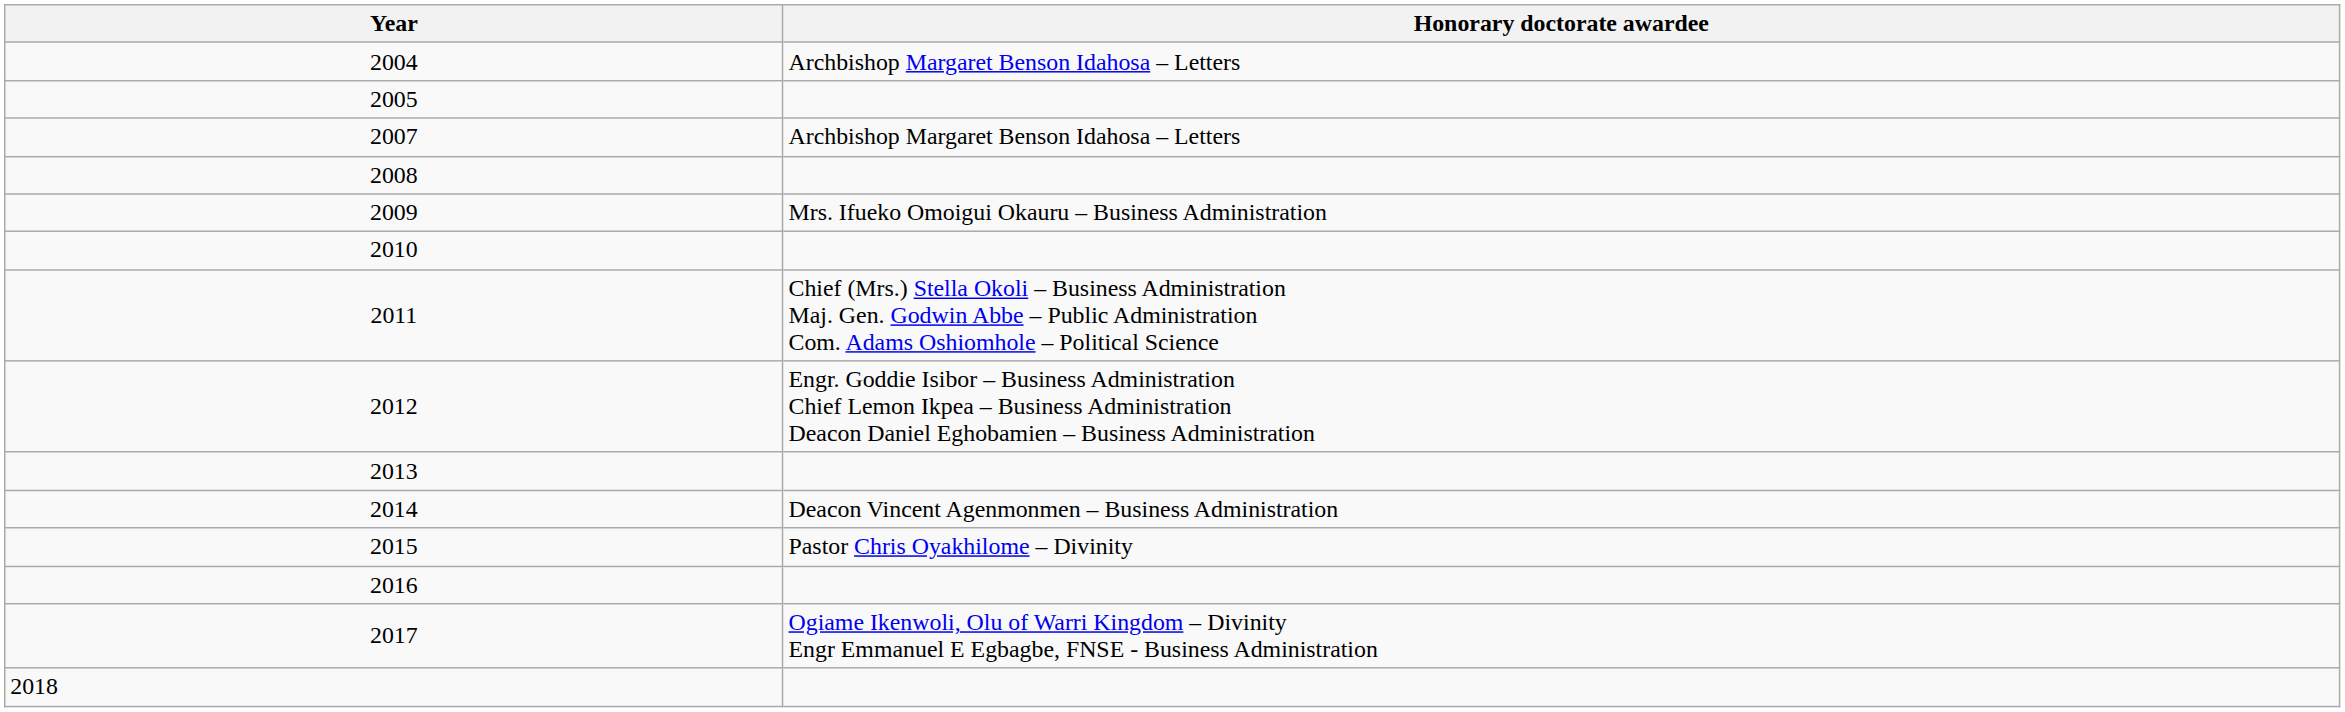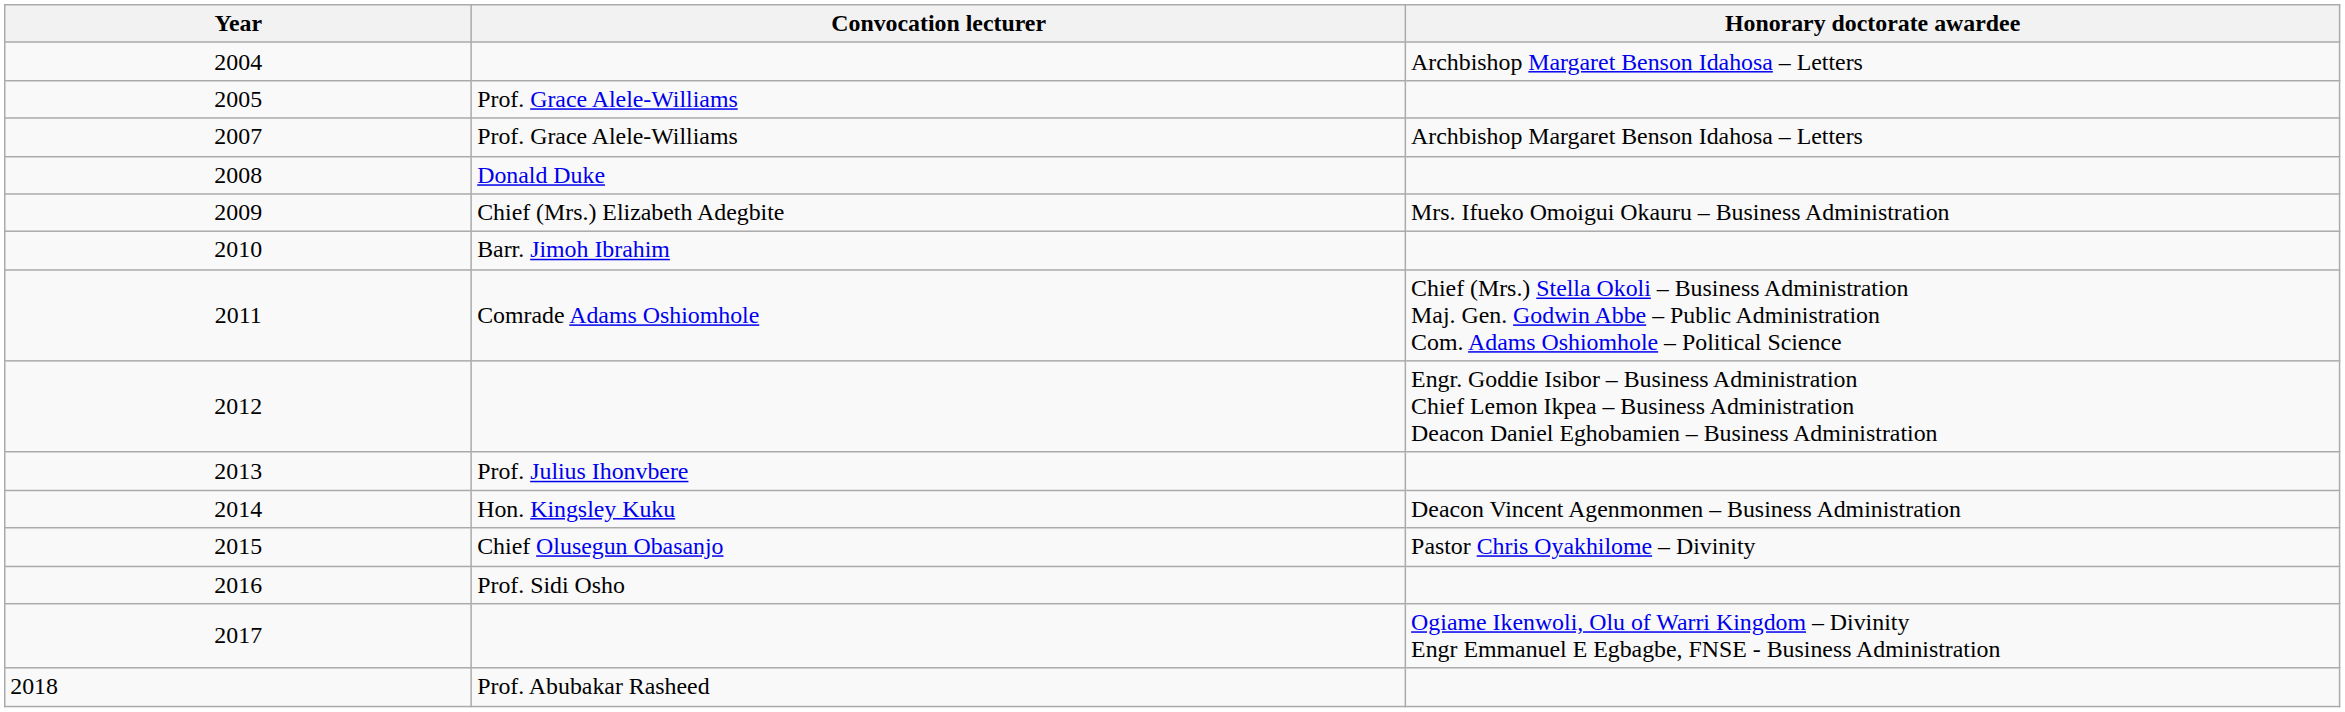+ column: (939, 23)
